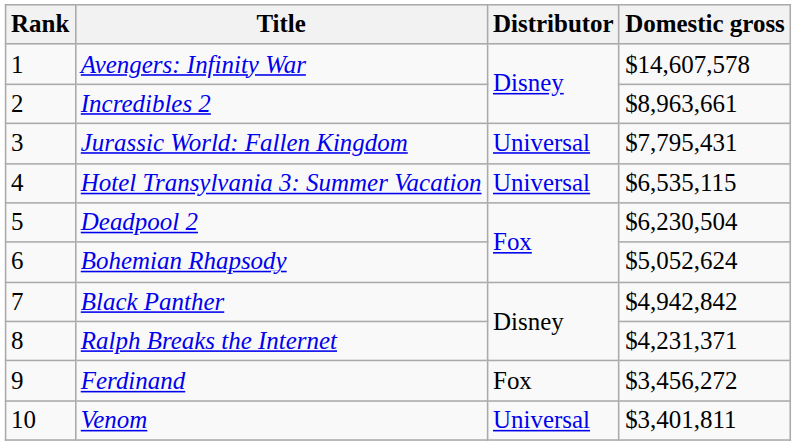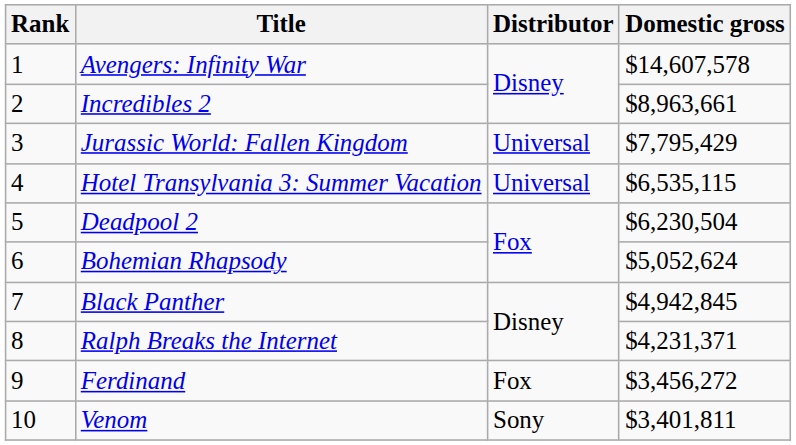(681, 143) $7,795,431 -> (681, 143) $7,795,429
(681, 301) $4,942,842 -> (681, 301) $4,942,845
(542, 420) Universal -> (519, 420) Sony
